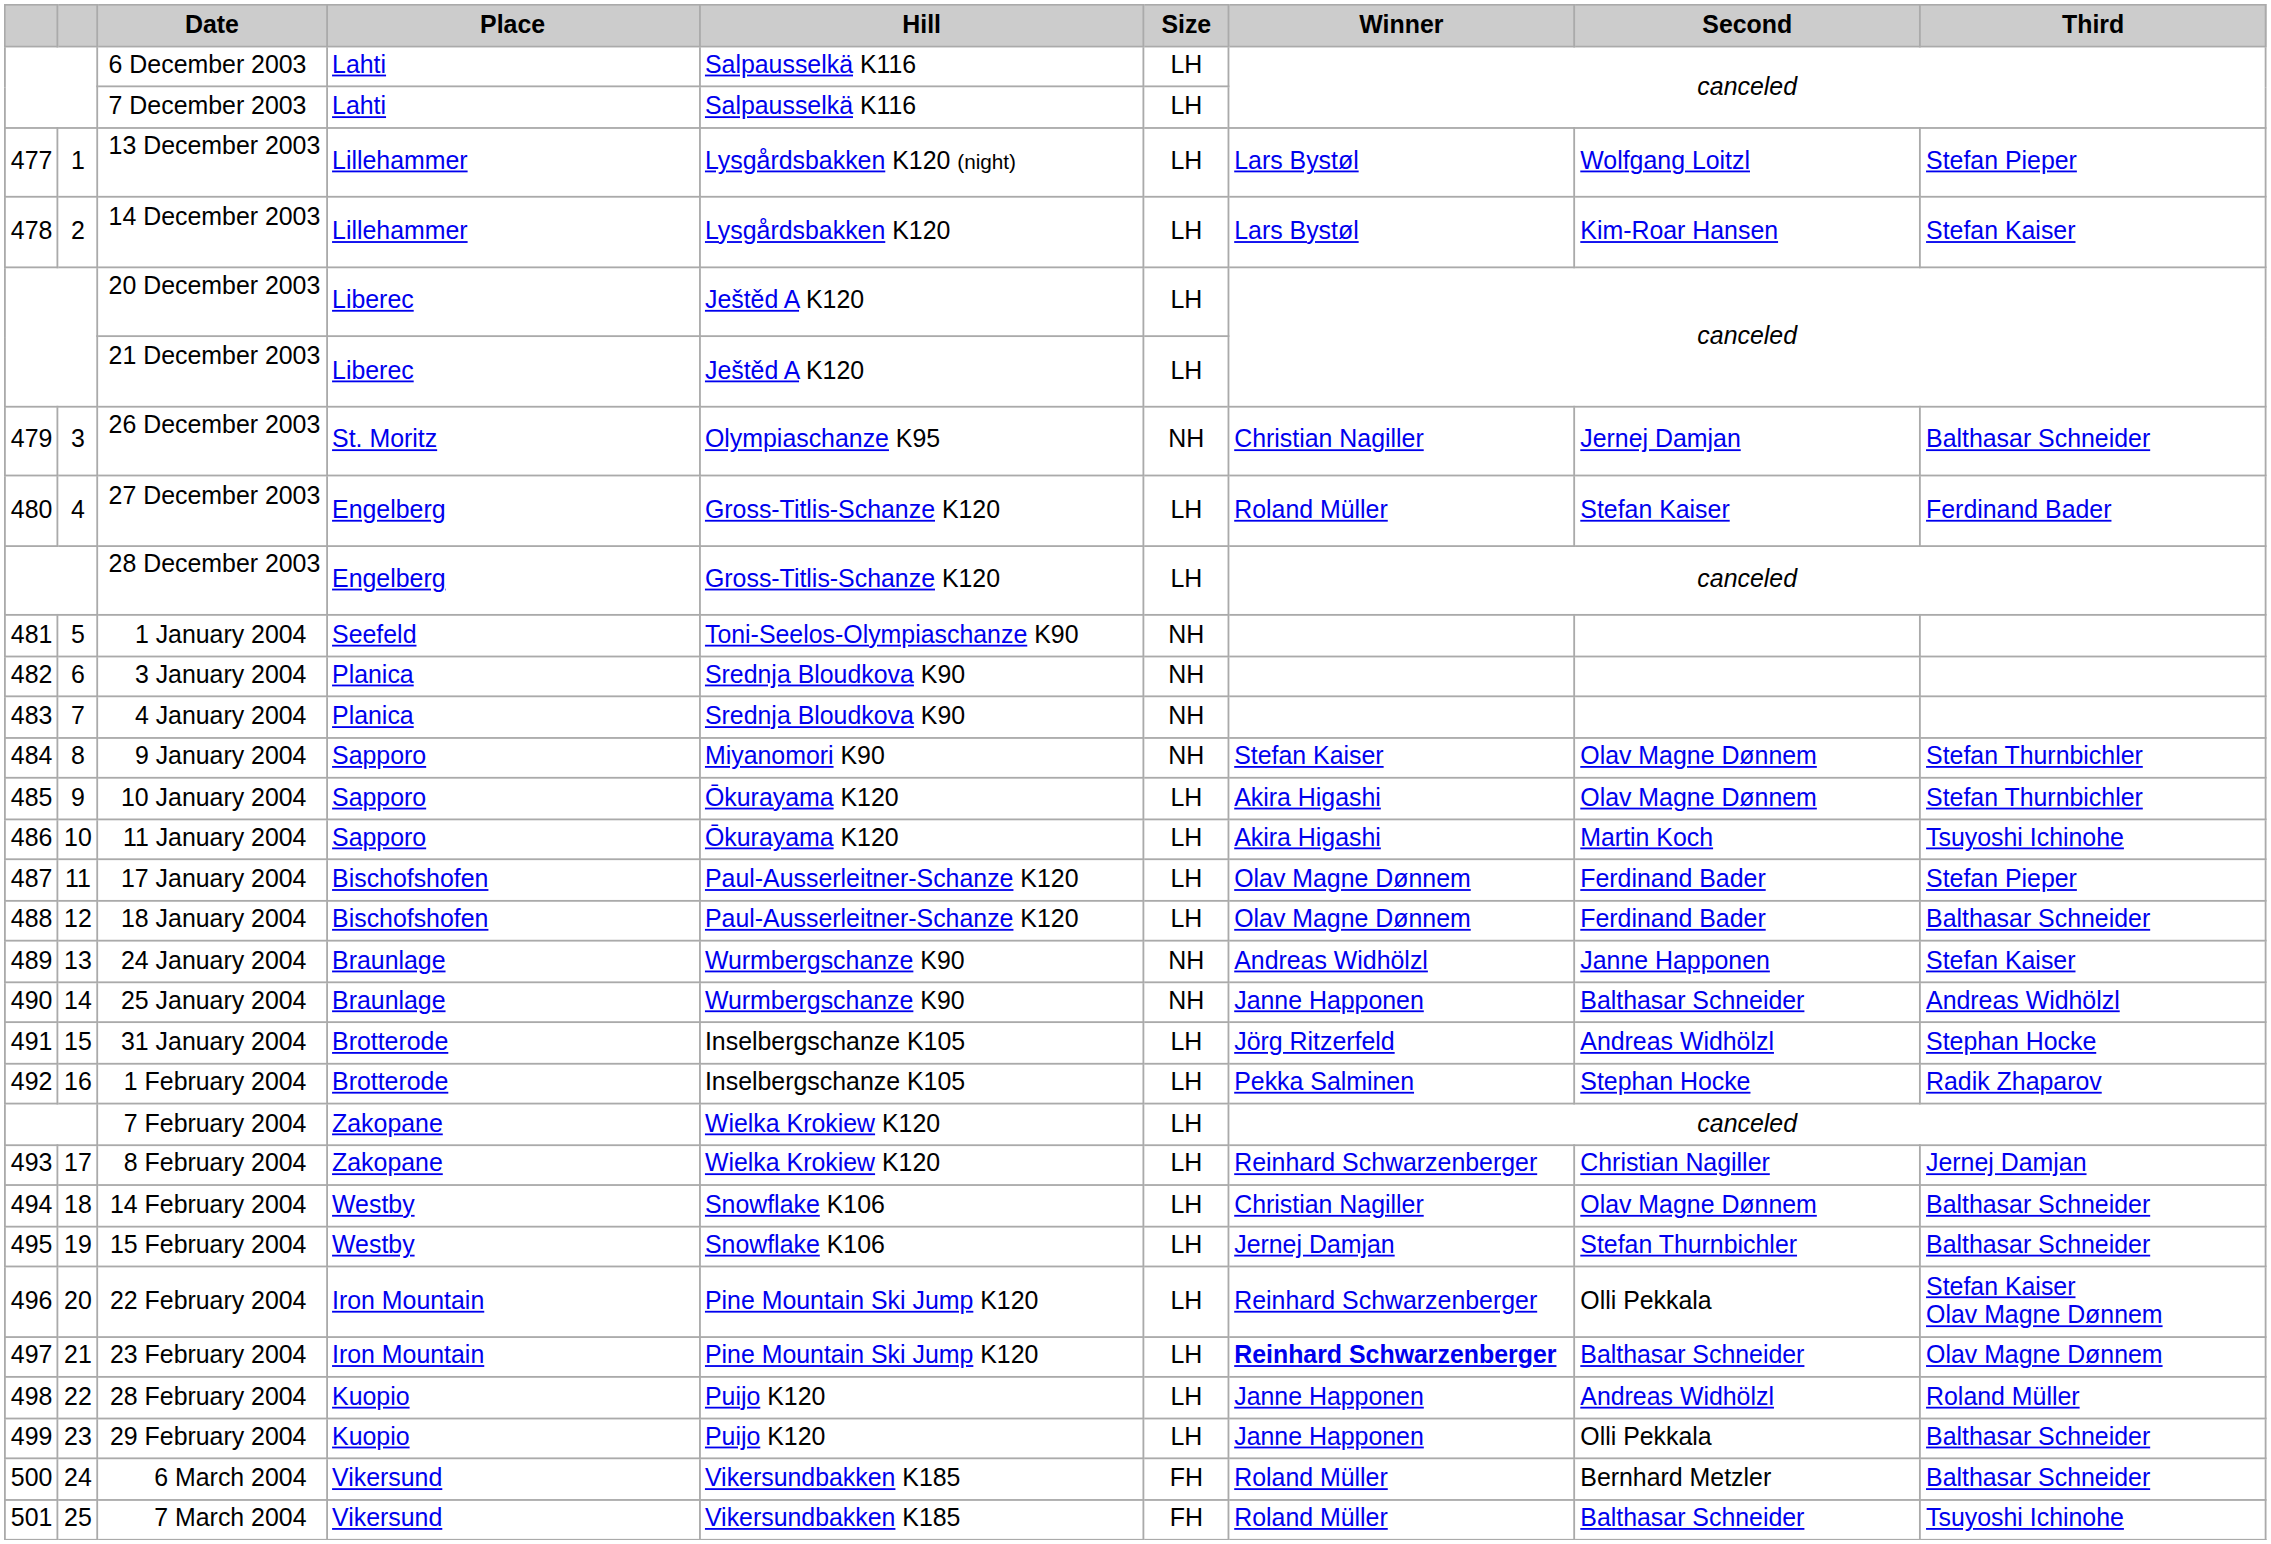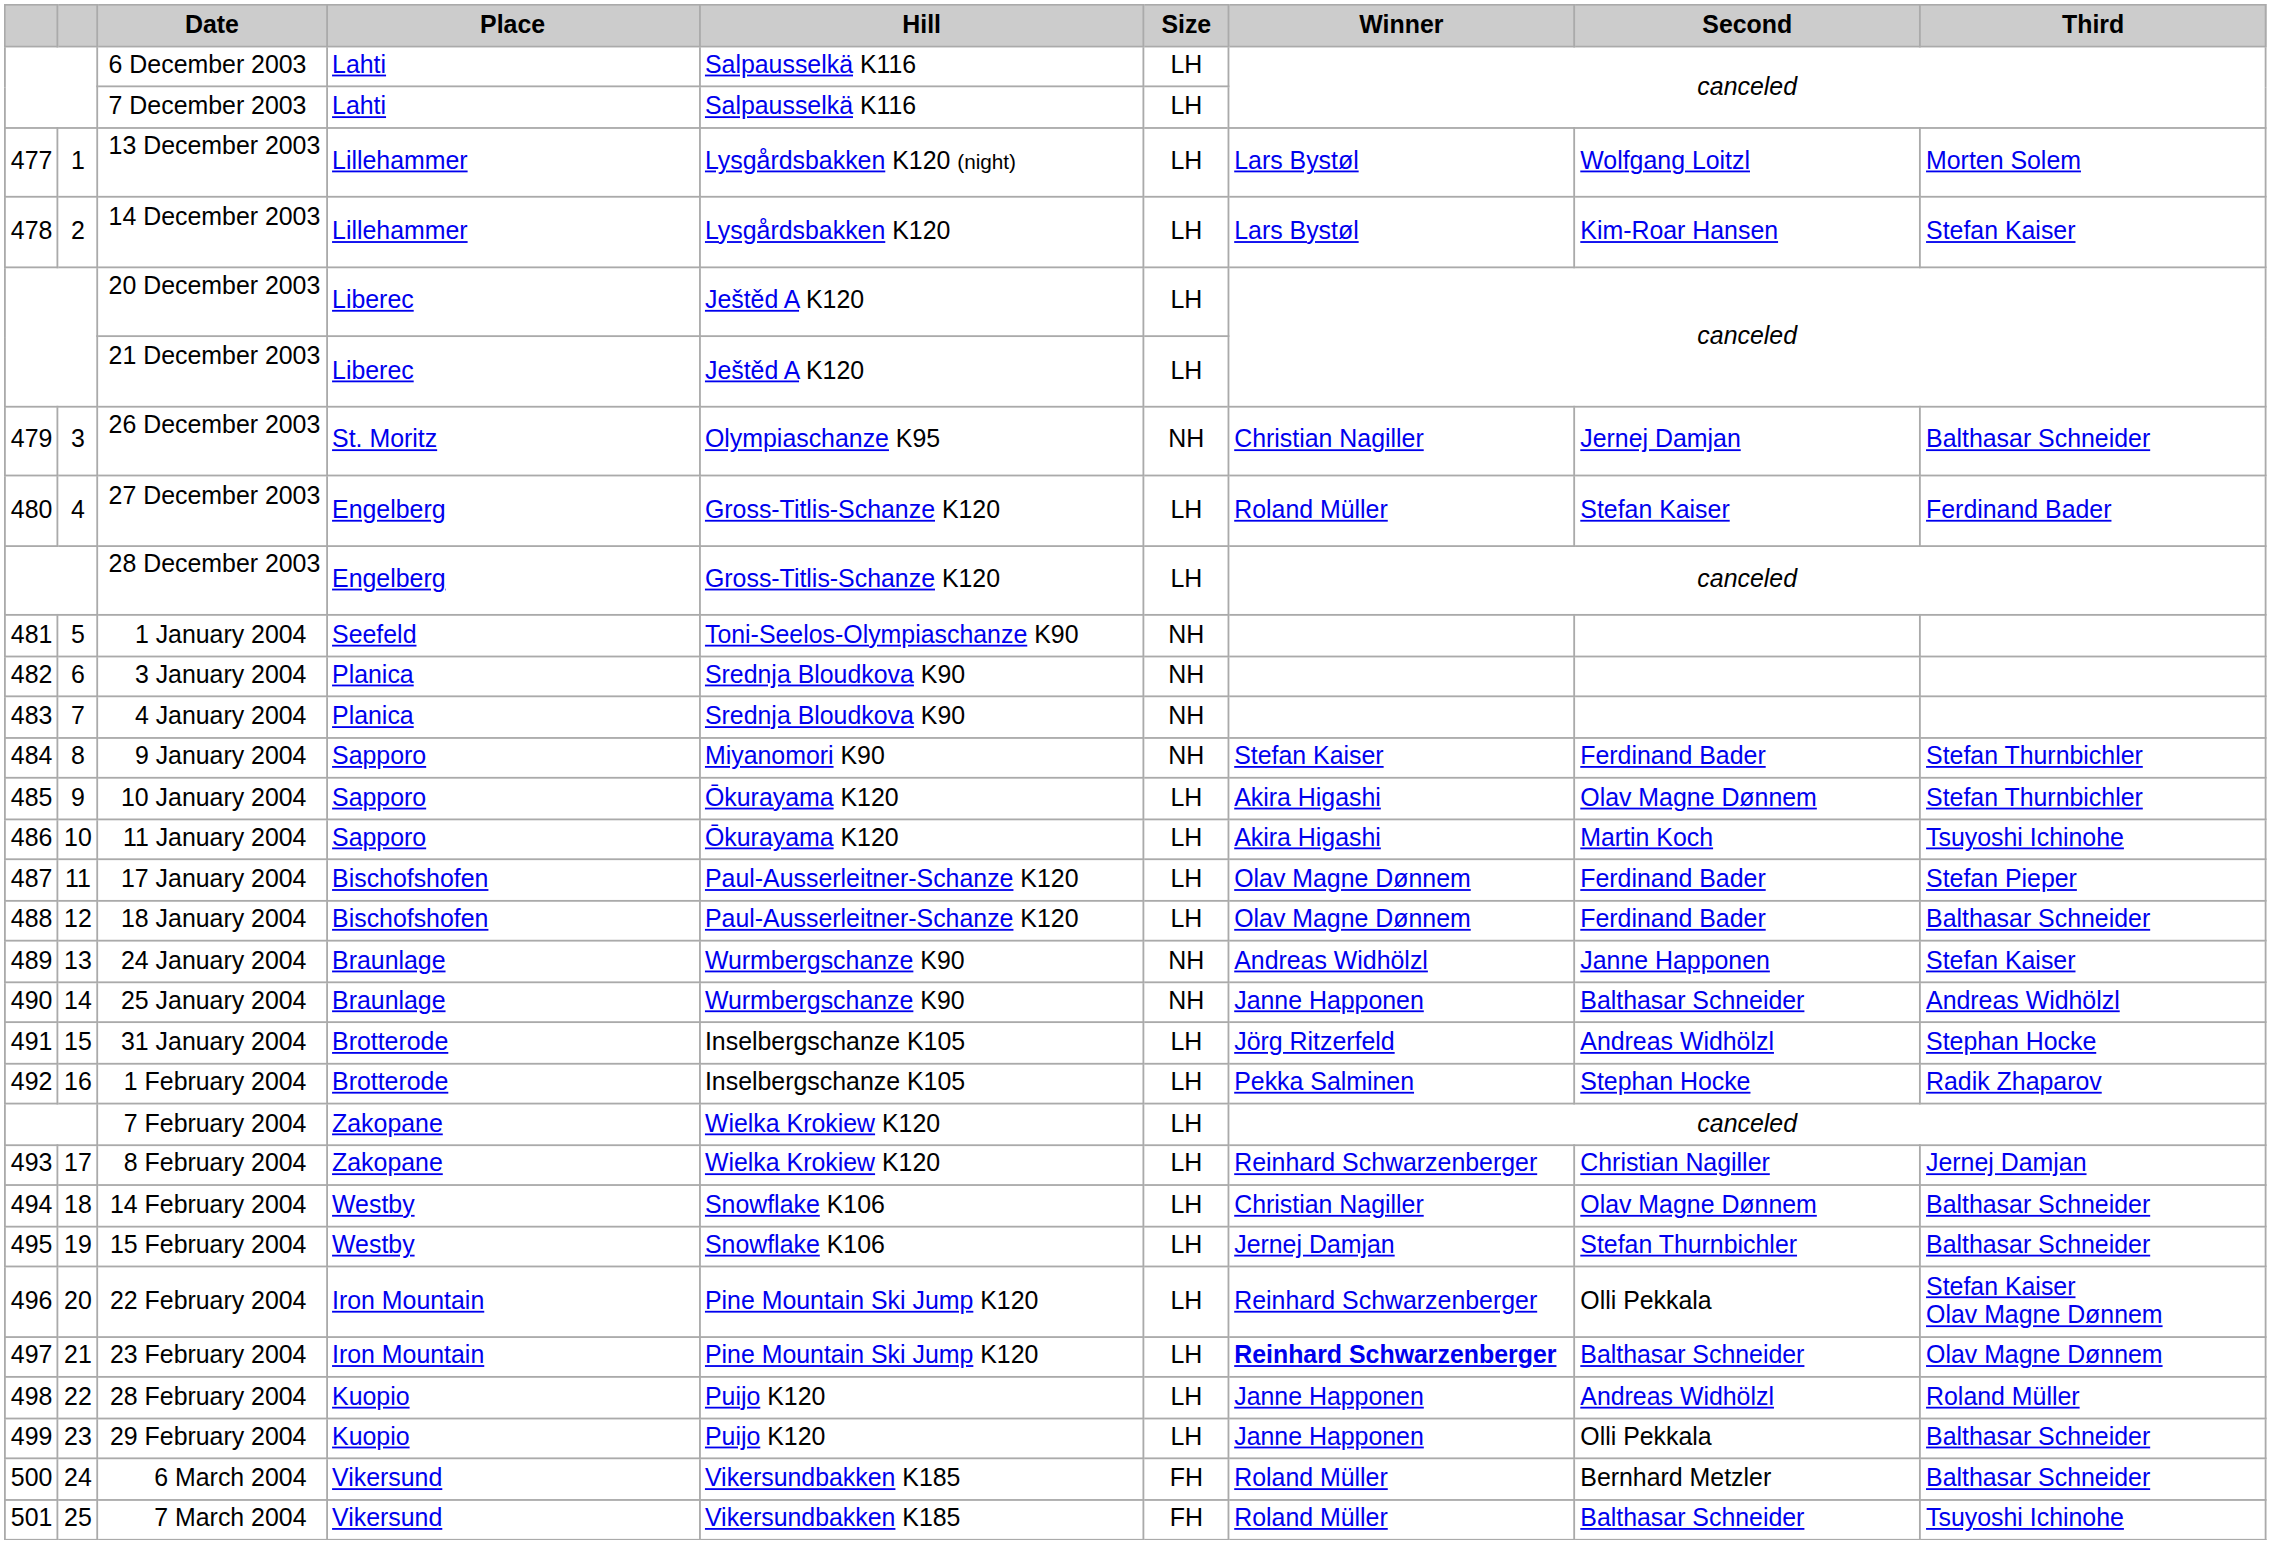(2001, 161) Stefan Pieper -> (2004, 161) Morten Solem
(1699, 756) Olav Magne Dønnem -> (1673, 756) Ferdinand Bader
